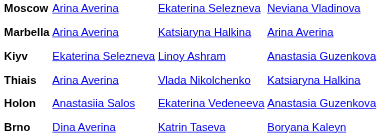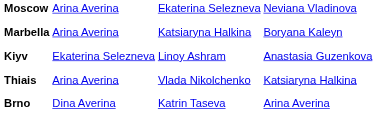(300, 32) Arina Averina -> (303, 32) Boryana Kaleyn
- row: (20, 103)
(307, 127) Boryana Kaleyn -> (297, 103) Arina Averina
